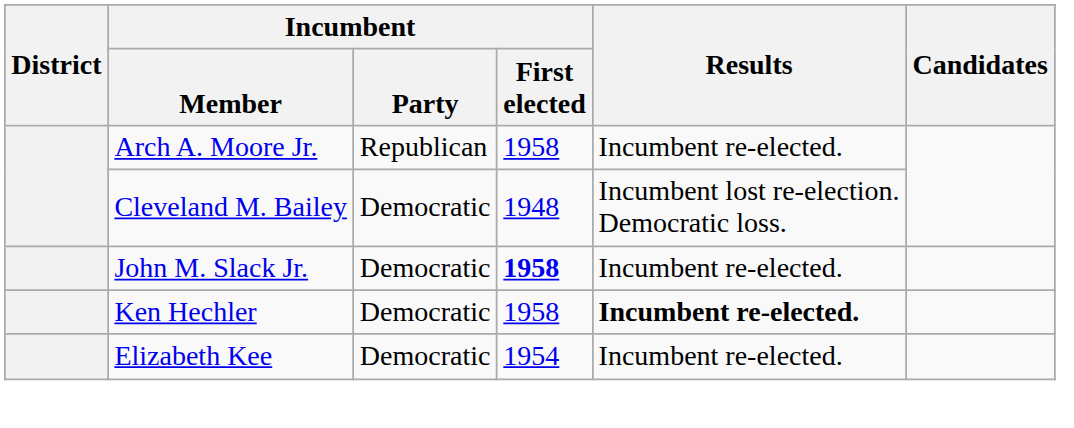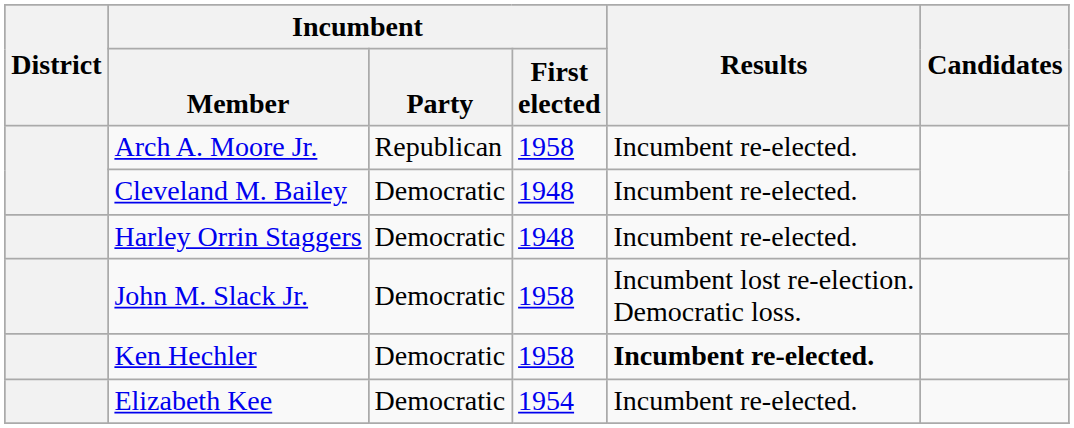(749, 207) Incumbent lost re-election. Democratic loss. -> (735, 191) Incumbent re-elected.
+ row: (238, 235)
(531, 267) bold -> (546, 295) normal
(721, 267) Incumbent re-elected. -> (764, 295) Incumbent lost re-election. Democratic loss.
